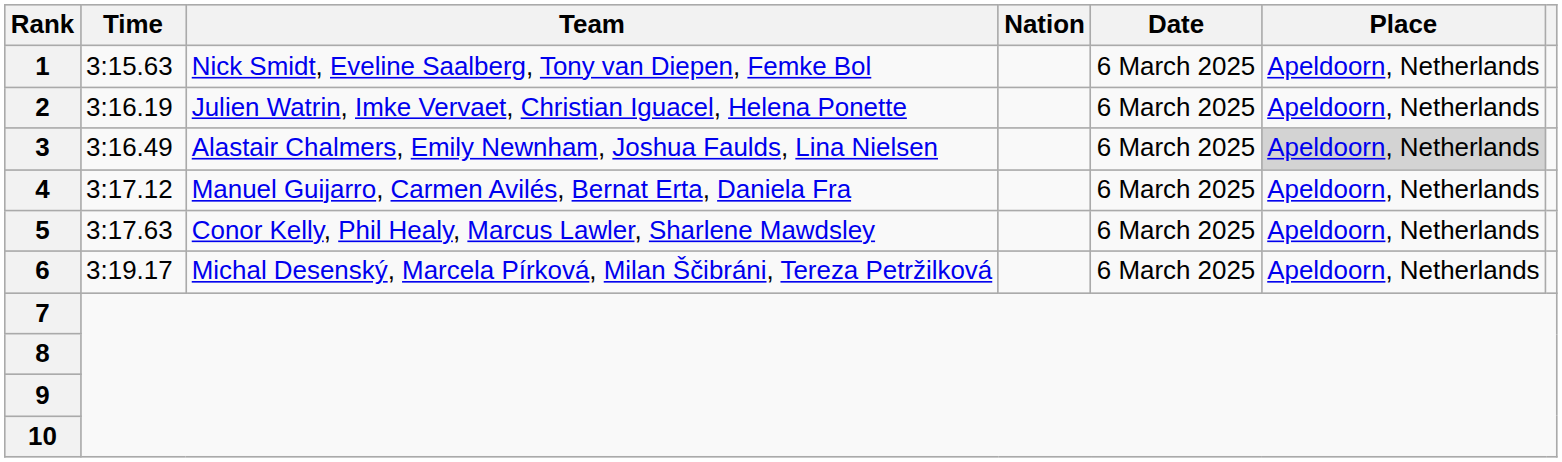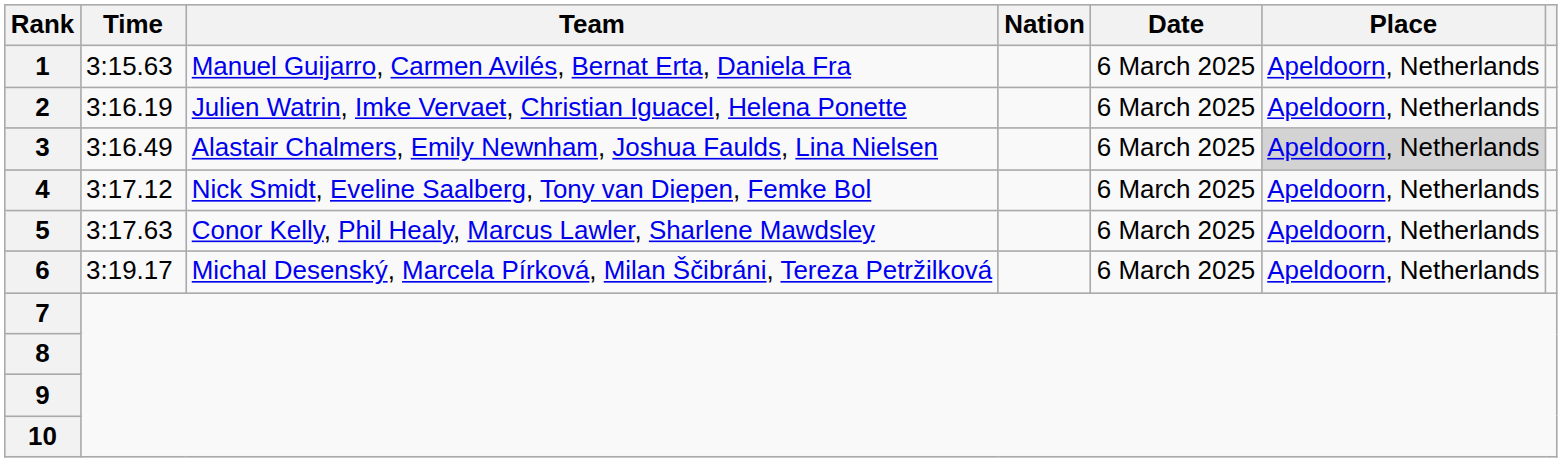(532, 66) Nick Smidt, Eveline Saalberg, Tony van Diepen, Femke Bol -> (521, 66) Manuel Guijarro, Carmen Avilés, Bernat Erta, Daniela Fra
(521, 189) Manuel Guijarro, Carmen Avilés, Bernat Erta, Daniela Fra -> (532, 189) Nick Smidt, Eveline Saalberg, Tony van Diepen, Femke Bol
